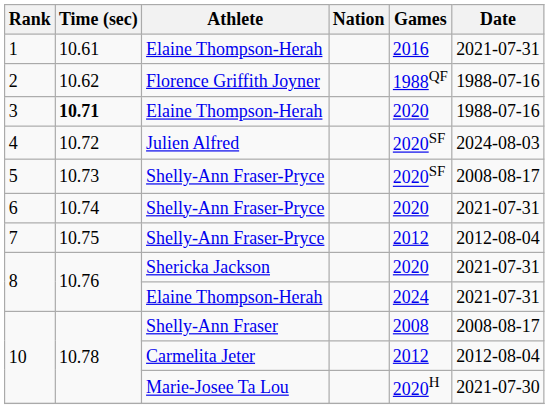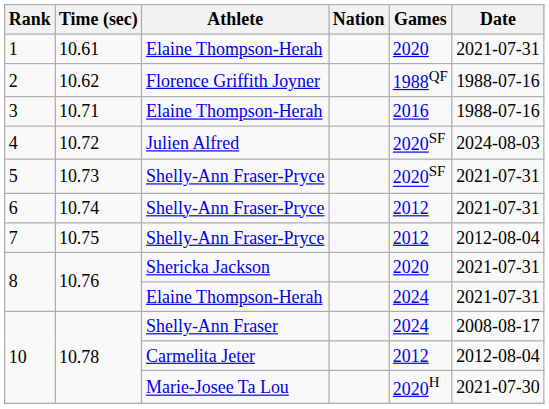(411, 49) 2016 -> (411, 49) 2020
(79, 111) bold -> (79, 111) normal
(411, 111) 2020 -> (411, 111) 2016
(498, 176) 2008-08-17 -> (498, 176) 2021-07-31
(411, 207) 2020 -> (411, 207) 2012
(411, 326) 2008 -> (411, 326) 2024
